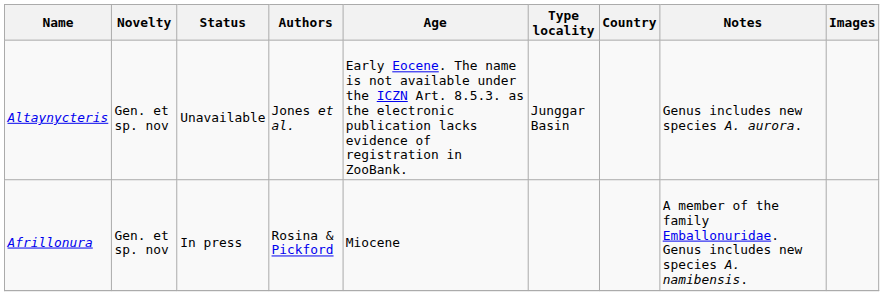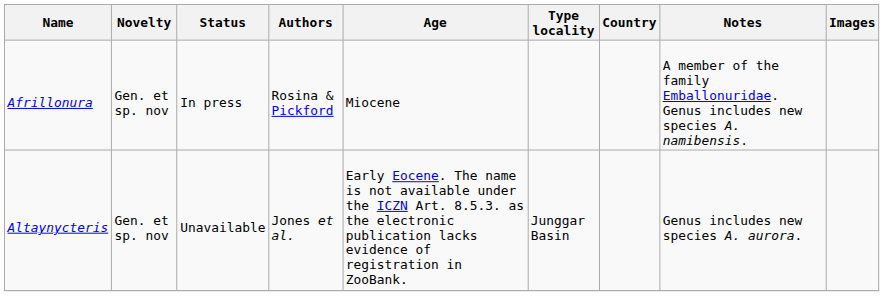rows swapped: (50, 243) <-> (58, 118)
